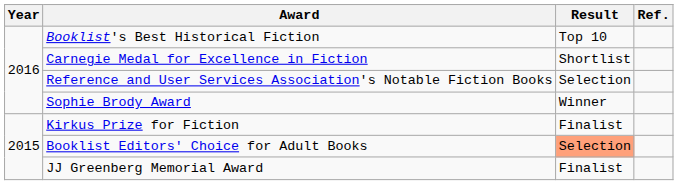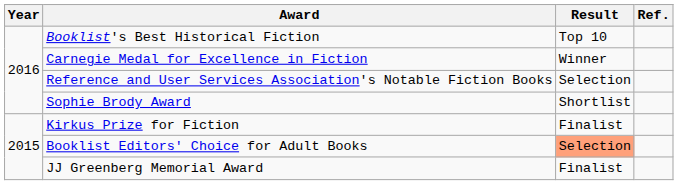(595, 59) Shortlist -> (583, 59) Winner
(583, 103) Winner -> (595, 103) Shortlist
